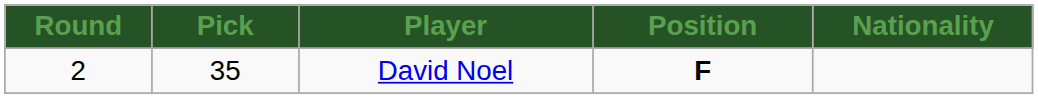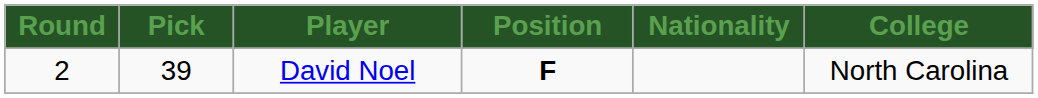+ column: (919, 26)
(225, 70) 35 -> (176, 70) 39
